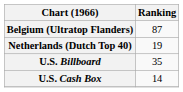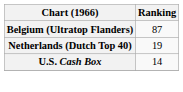- row: (70, 62)
